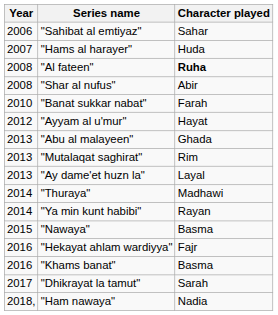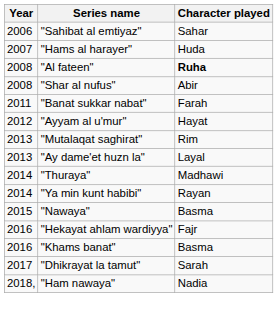(20, 103) 2010 -> (19, 103) 2011
- row: (87, 139)
